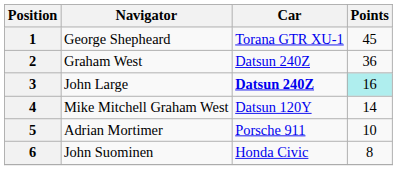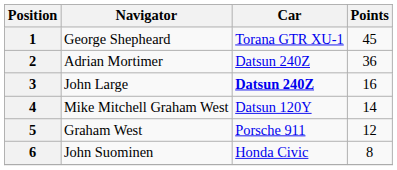(103, 61) Graham West -> (113, 61) Adrian Mortimer
(370, 84) paleturquoise background -> (370, 84) no background
(113, 130) Adrian Mortimer -> (103, 130) Graham West
(370, 130) 10 -> (370, 130) 12
